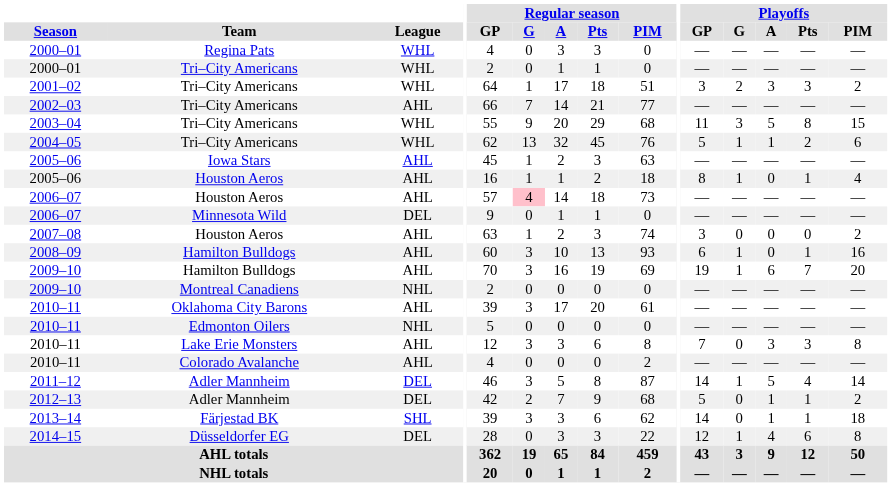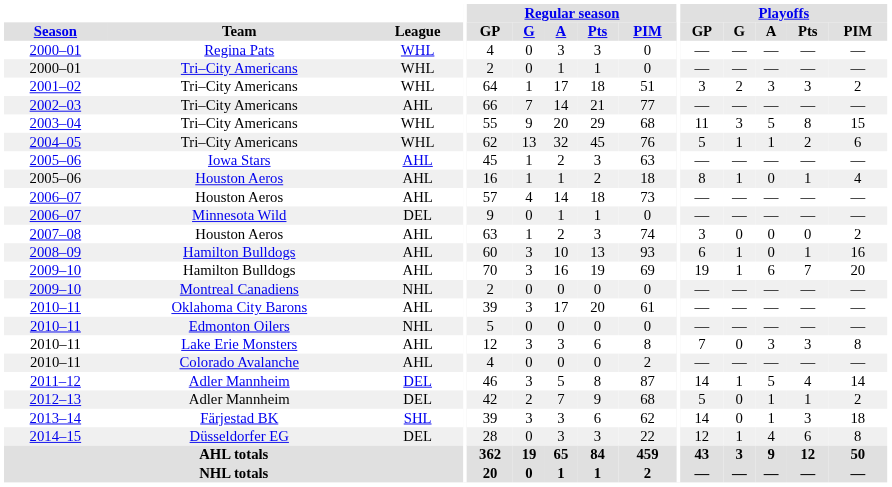(529, 197) pink background -> (529, 197) no background
(808, 418) 1 -> (808, 418) 3
